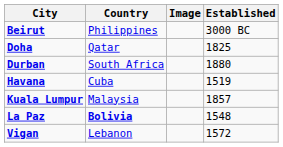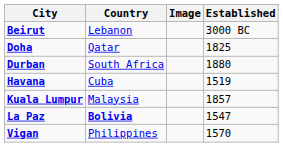(123, 30) Philippines -> (110, 30) Lebanon
(218, 116) 1548 -> (218, 116) 1547
(110, 133) Lebanon -> (123, 133) Philippines
(218, 133) 1572 -> (218, 133) 1570
